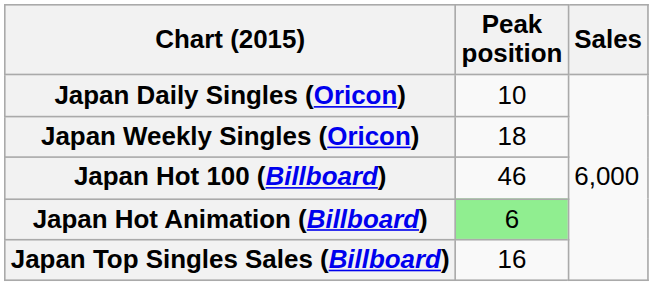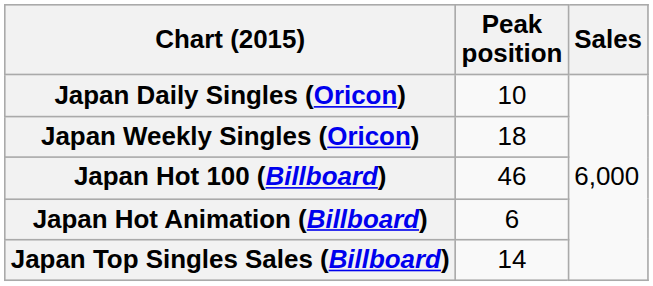(512, 218) lightgreen background -> (512, 218) no background
(512, 259) 16 -> (512, 259) 14
